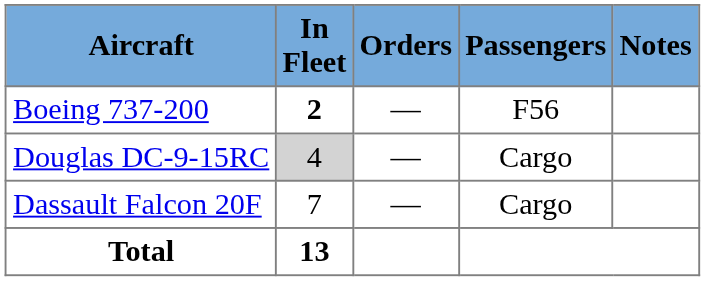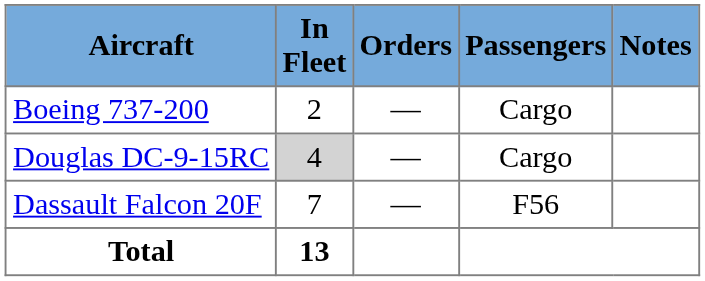(314, 109) bold -> (314, 109) normal
(536, 109) F56 -> (536, 109) Cargo
(536, 203) Cargo -> (536, 203) F56
